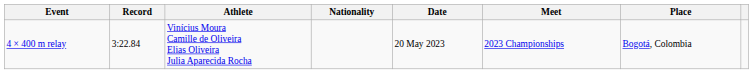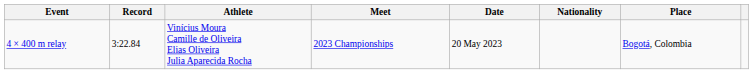columns swapped: (352, 12) <-> (551, 12)
